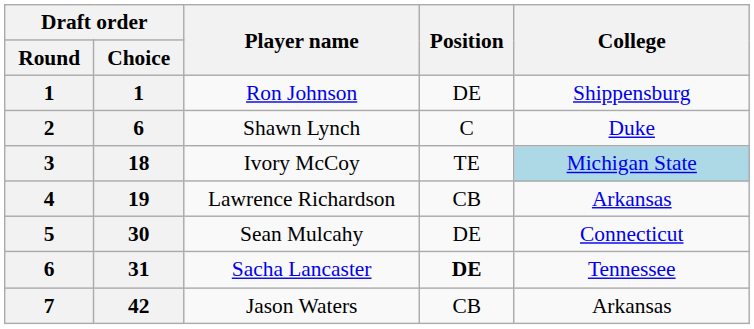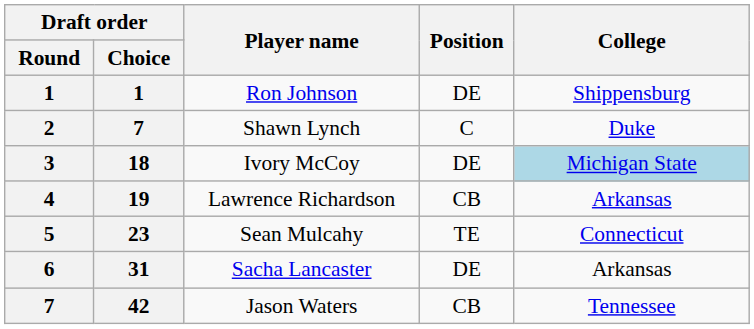(139, 128) 6 -> (139, 128) 7
(467, 163) TE -> (467, 163) DE
(139, 234) 30 -> (139, 234) 23
(467, 234) DE -> (467, 234) TE
(467, 269) bold -> (467, 269) normal
(632, 269) Tennessee -> (632, 269) Arkansas
(632, 305) Arkansas -> (632, 305) Tennessee
